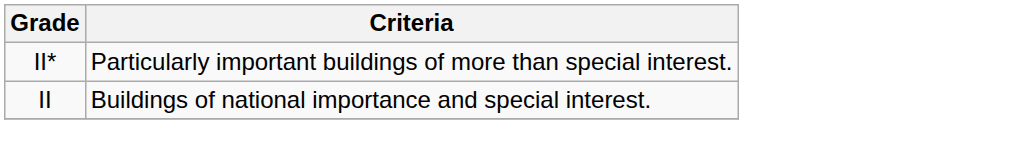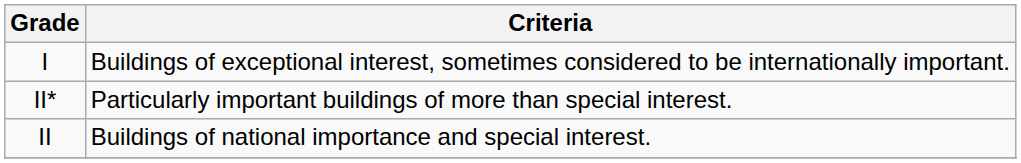+ row: (45, 61)
